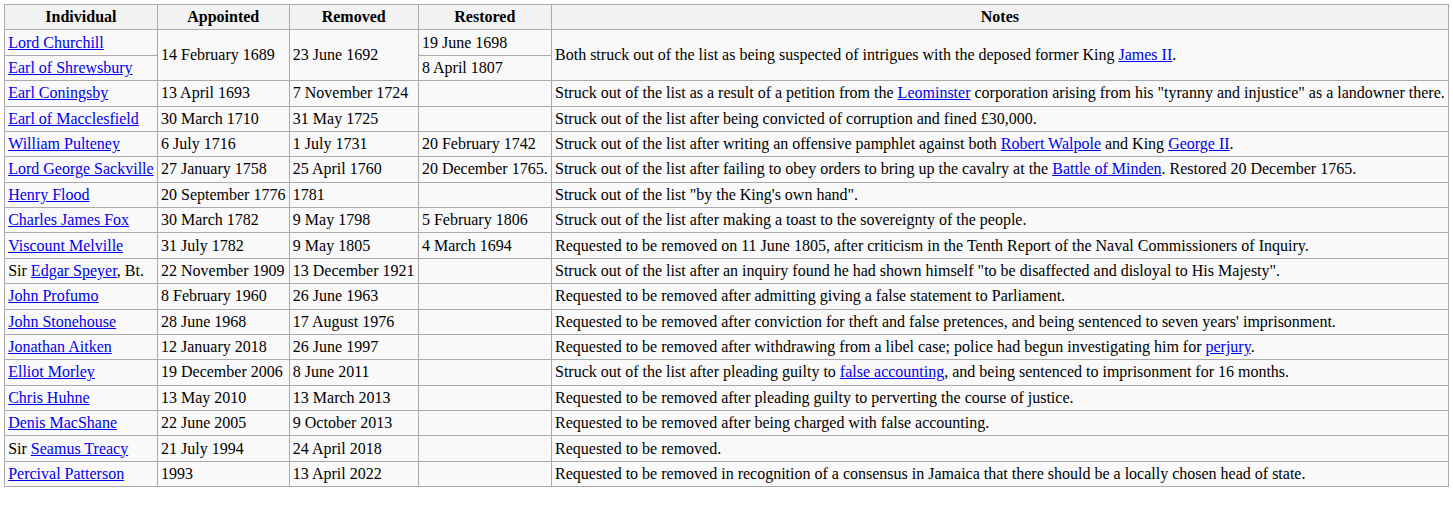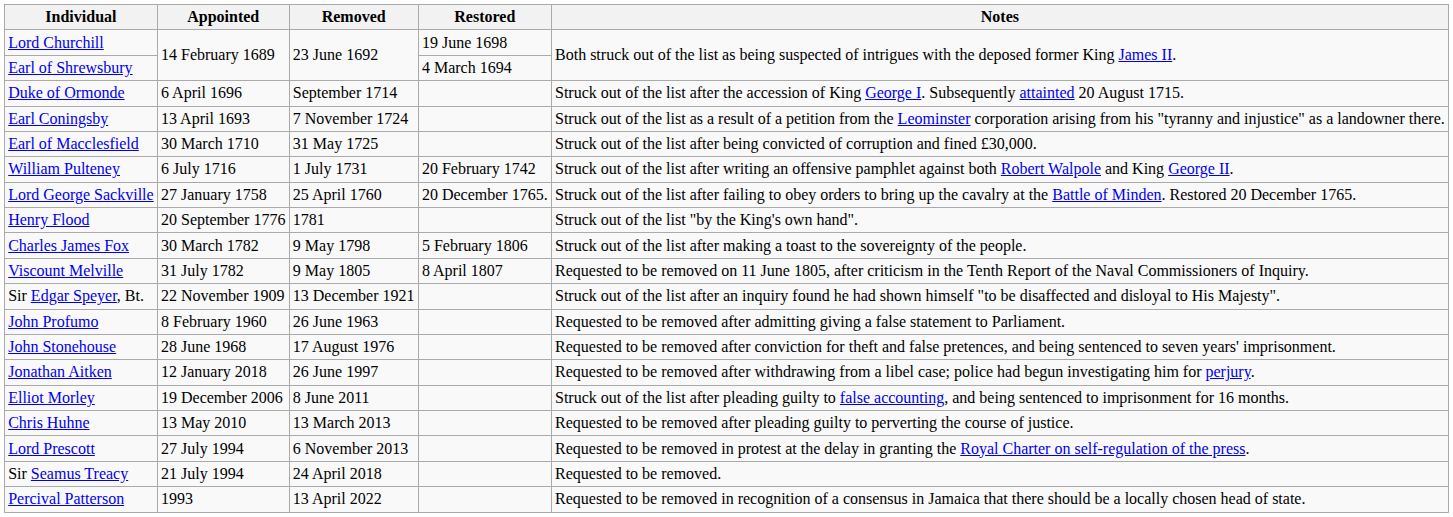(462, 67) 8 April 1807 -> (467, 67) 4 March 1694
+ row: (66, 93)
(467, 245) 4 March 1694 -> (462, 270) 8 April 1807
- row: (63, 423)
+ row: (52, 448)
